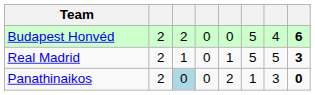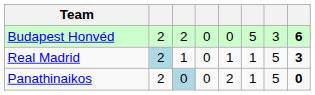(276, 36) 4 -> (276, 36) 3
(161, 57) no background -> (161, 57) lightblue background
(253, 57) 5 -> (253, 57) 1
(276, 79) 3 -> (276, 79) 5
